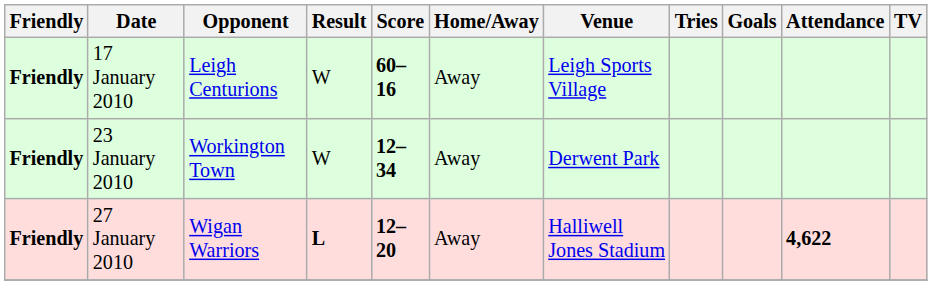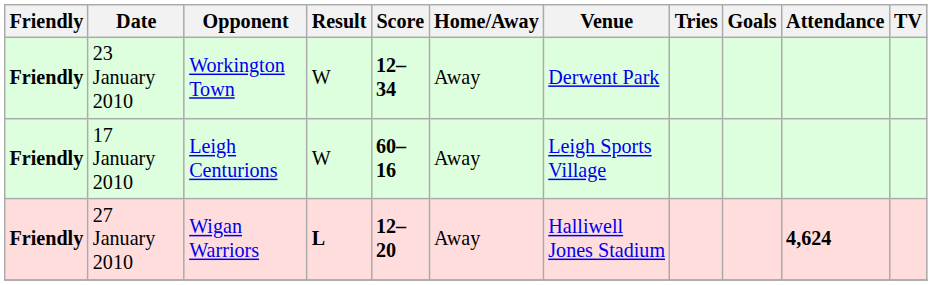rows swapped: (124, 77) <-> (124, 158)
(809, 238) 4,622 -> (809, 238) 4,624
